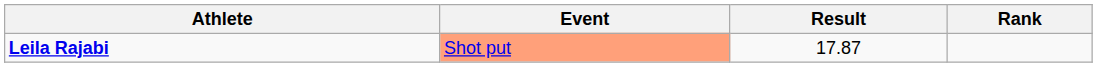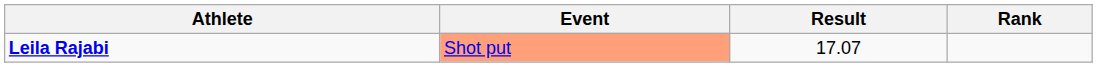(839, 48) 17.87 -> (839, 48) 17.07
